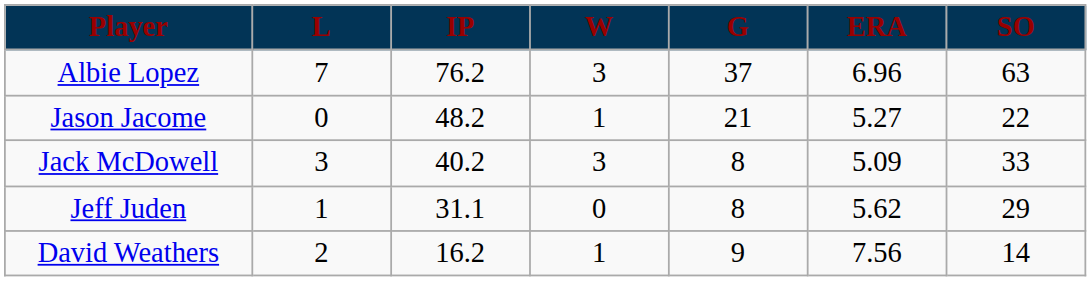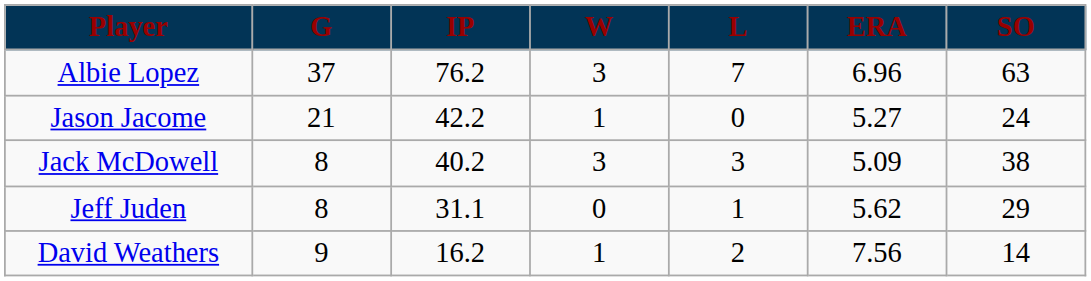columns swapped: (738, 27) <-> (321, 27)
(460, 117) 48.2 -> (460, 117) 42.2
(1016, 117) 22 -> (1016, 117) 24
(1016, 162) 33 -> (1016, 162) 38
